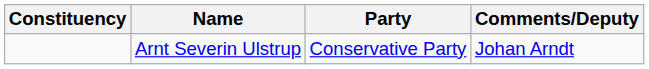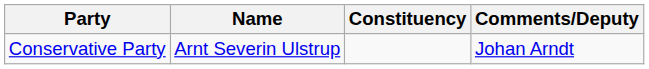columns swapped: (68, 19) <-> (388, 19)
